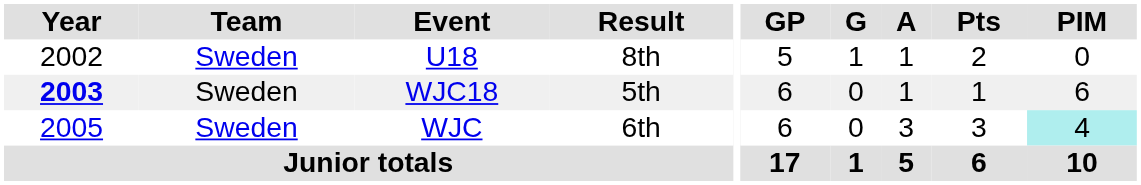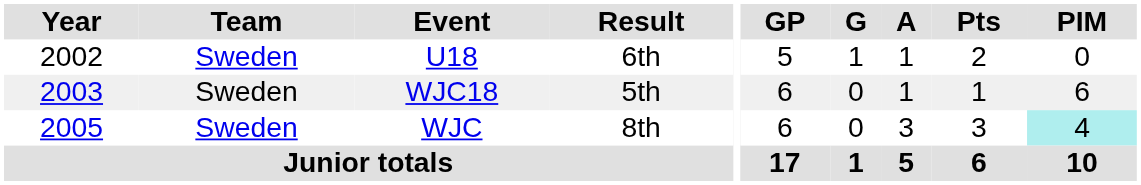(641, 56) 8th -> (641, 56) 6th
(72, 92) bold -> (72, 92) normal
(641, 127) 6th -> (641, 127) 8th
